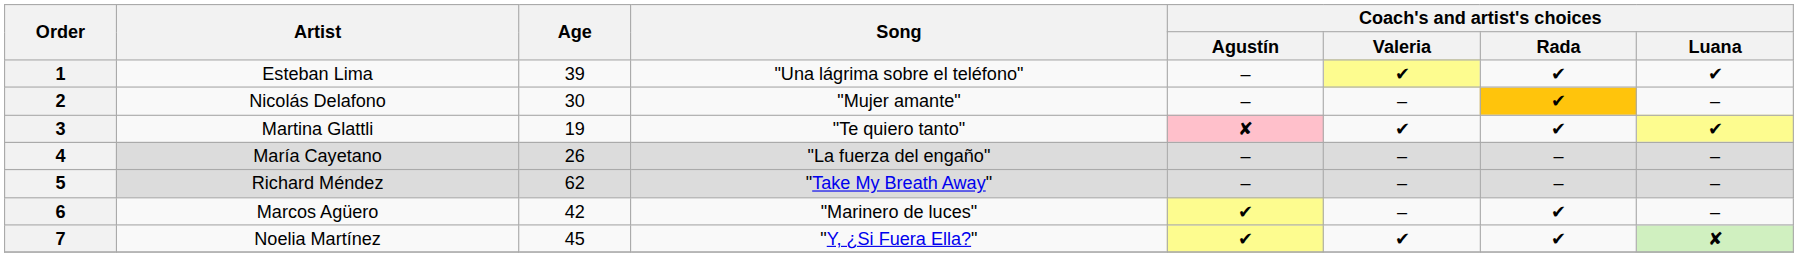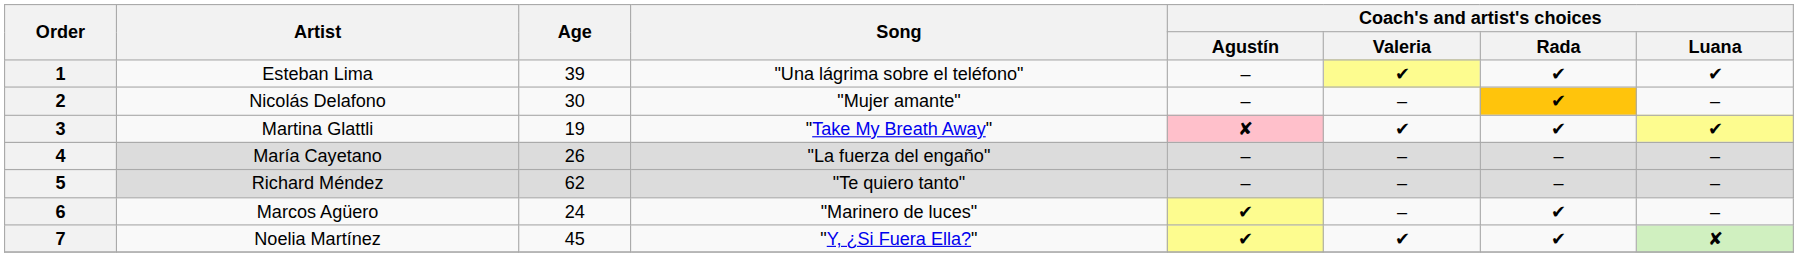(899, 129) "Te quiero tanto" -> (899, 129) "Take My Breath Away"
(899, 184) "Take My Breath Away" -> (899, 184) "Te quiero tanto"
(575, 211) 42 -> (575, 211) 24
